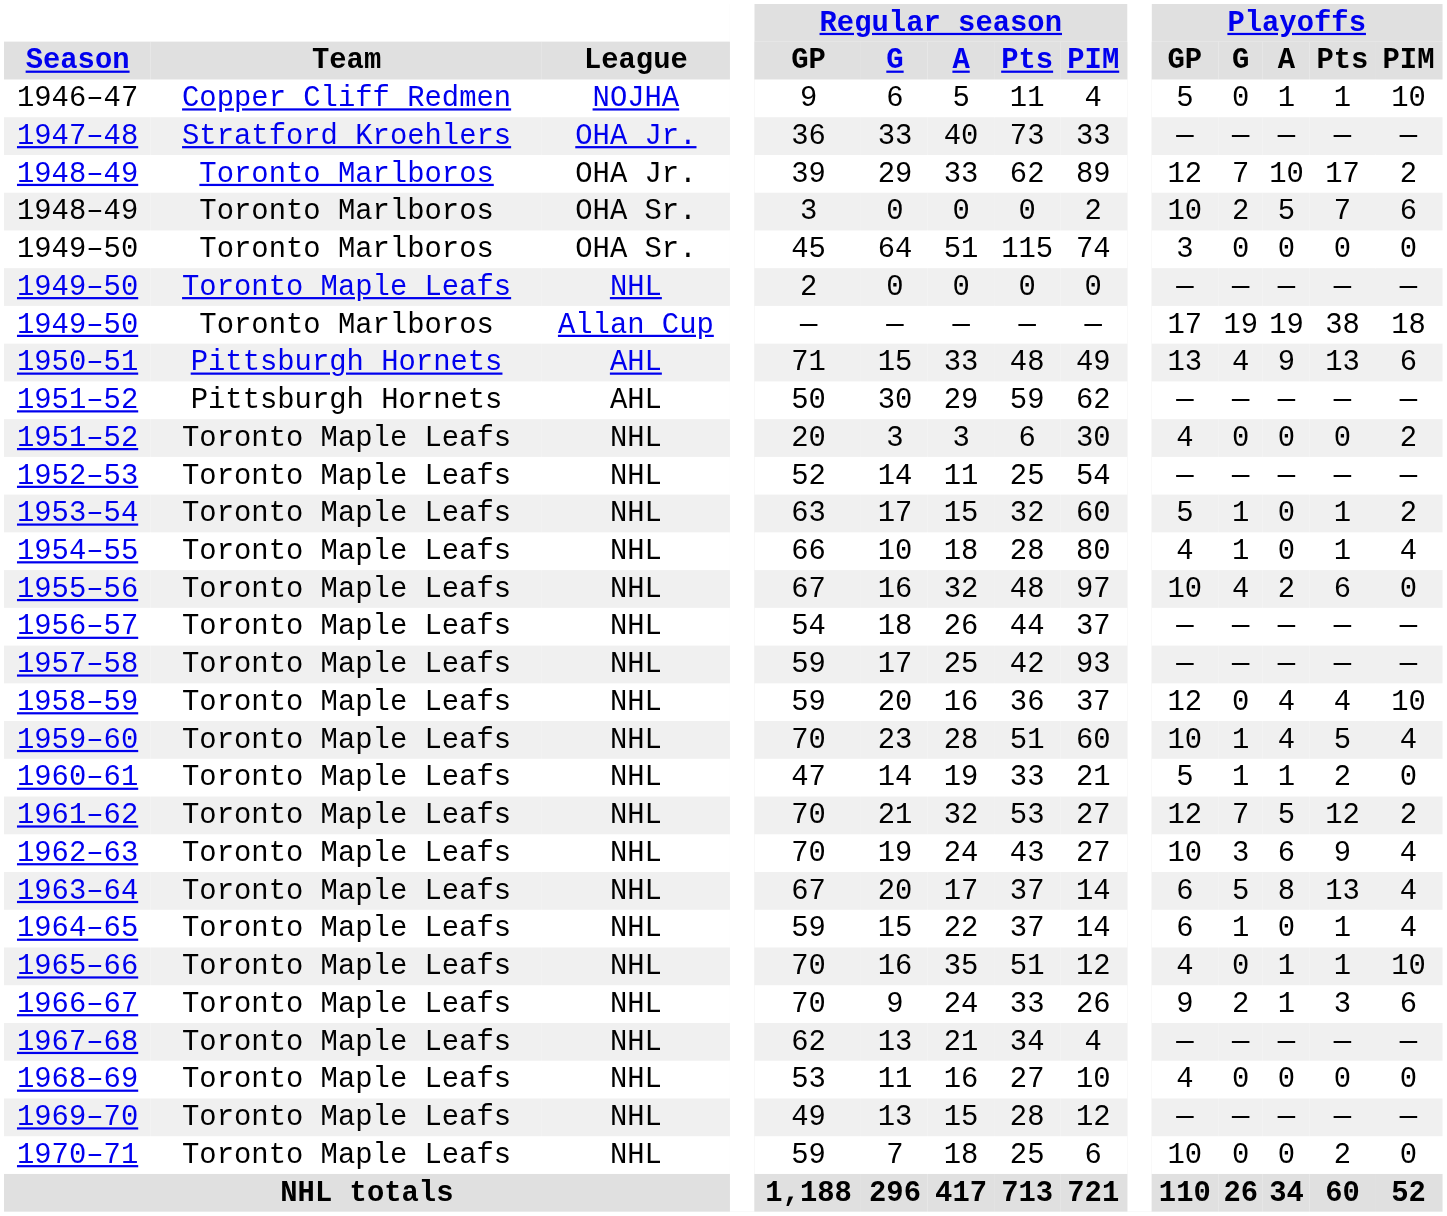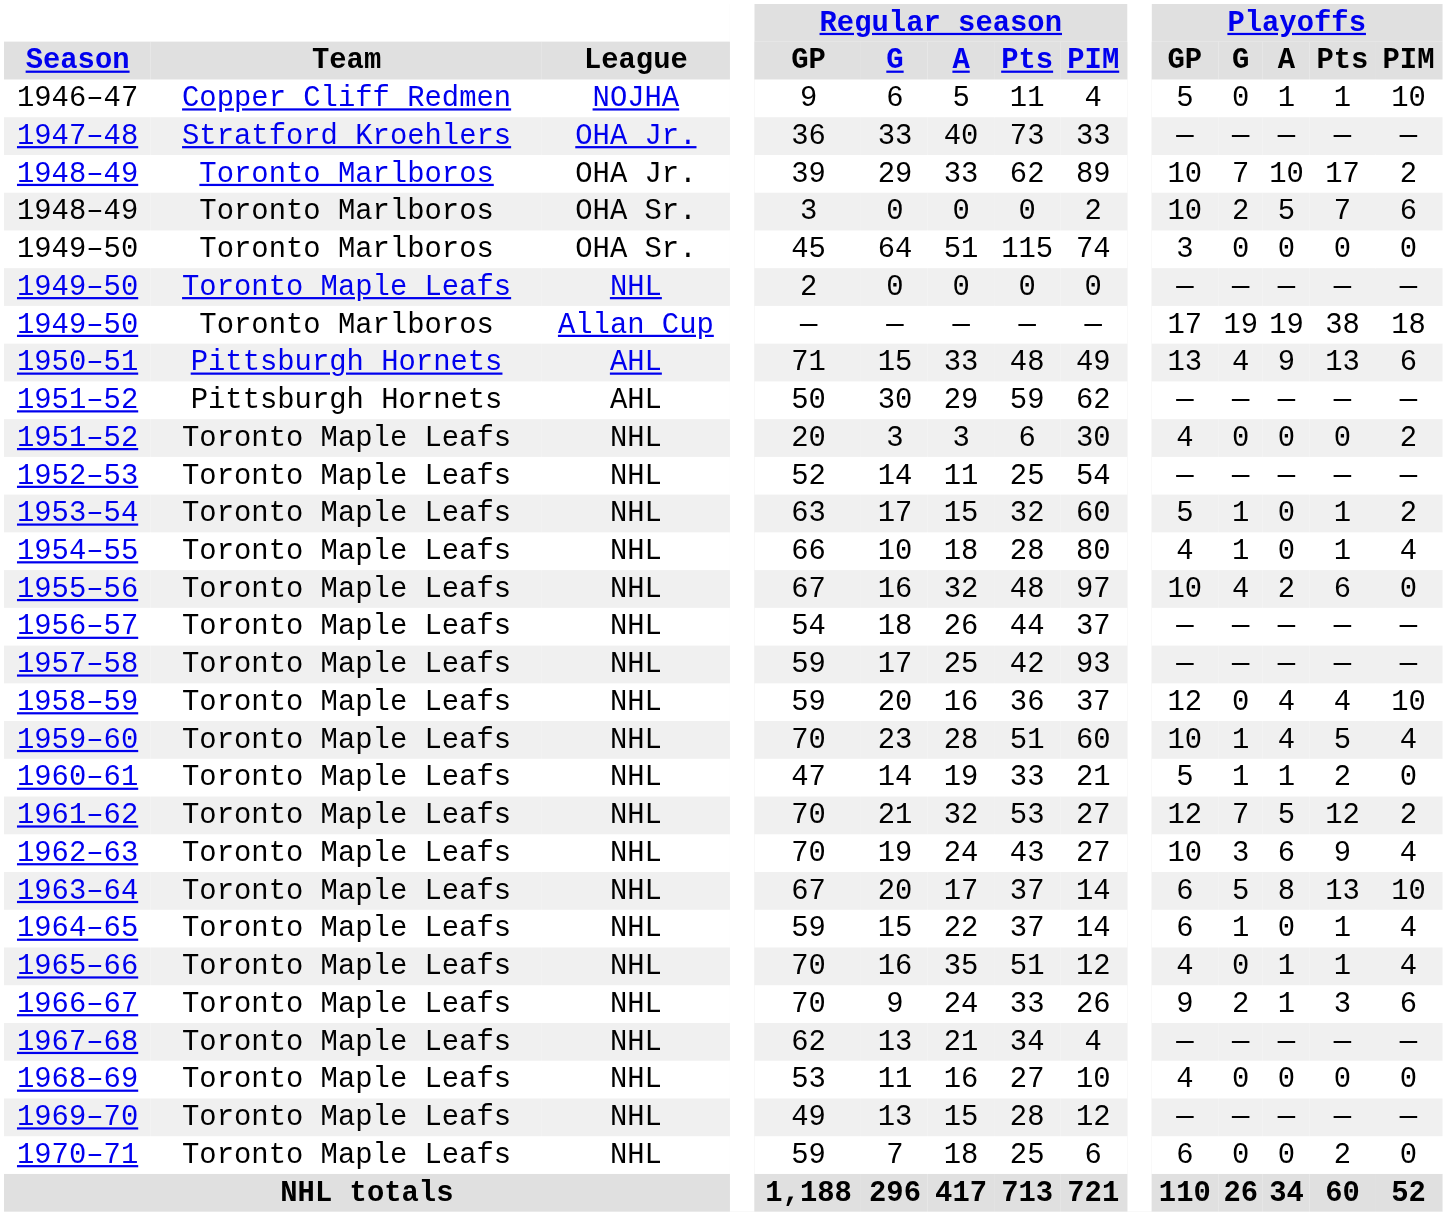(1185, 174) 12 -> (1185, 174) 10
(1409, 891) 4 -> (1409, 891) 10
(1409, 966) 10 -> (1409, 966) 4
(1185, 1155) 10 -> (1185, 1155) 6
